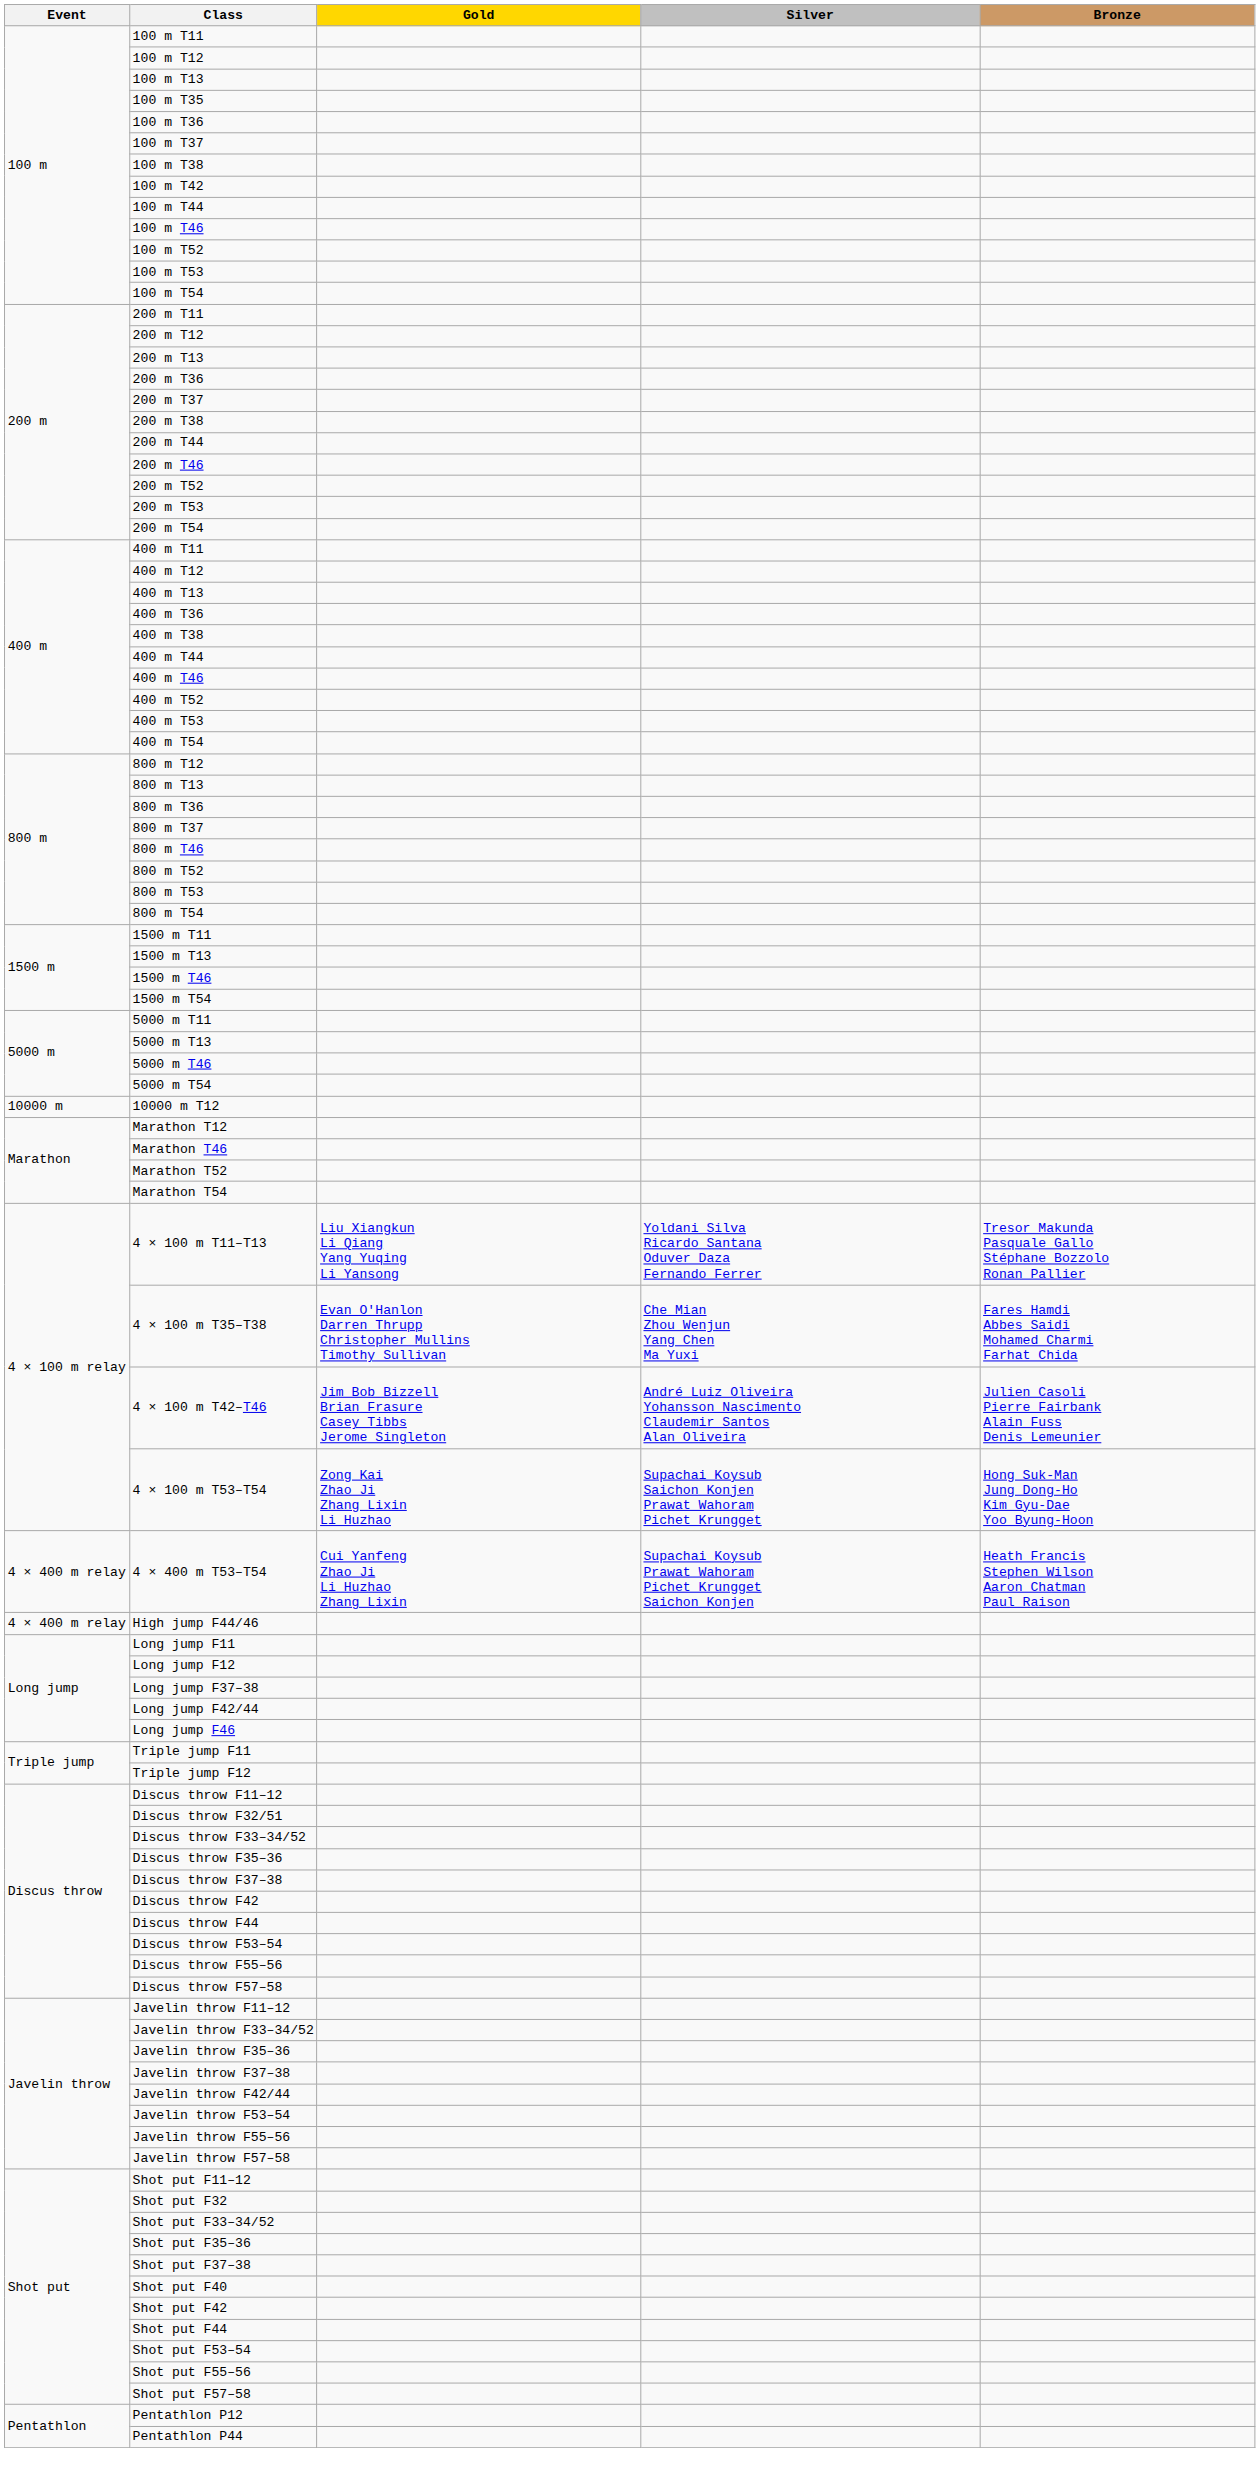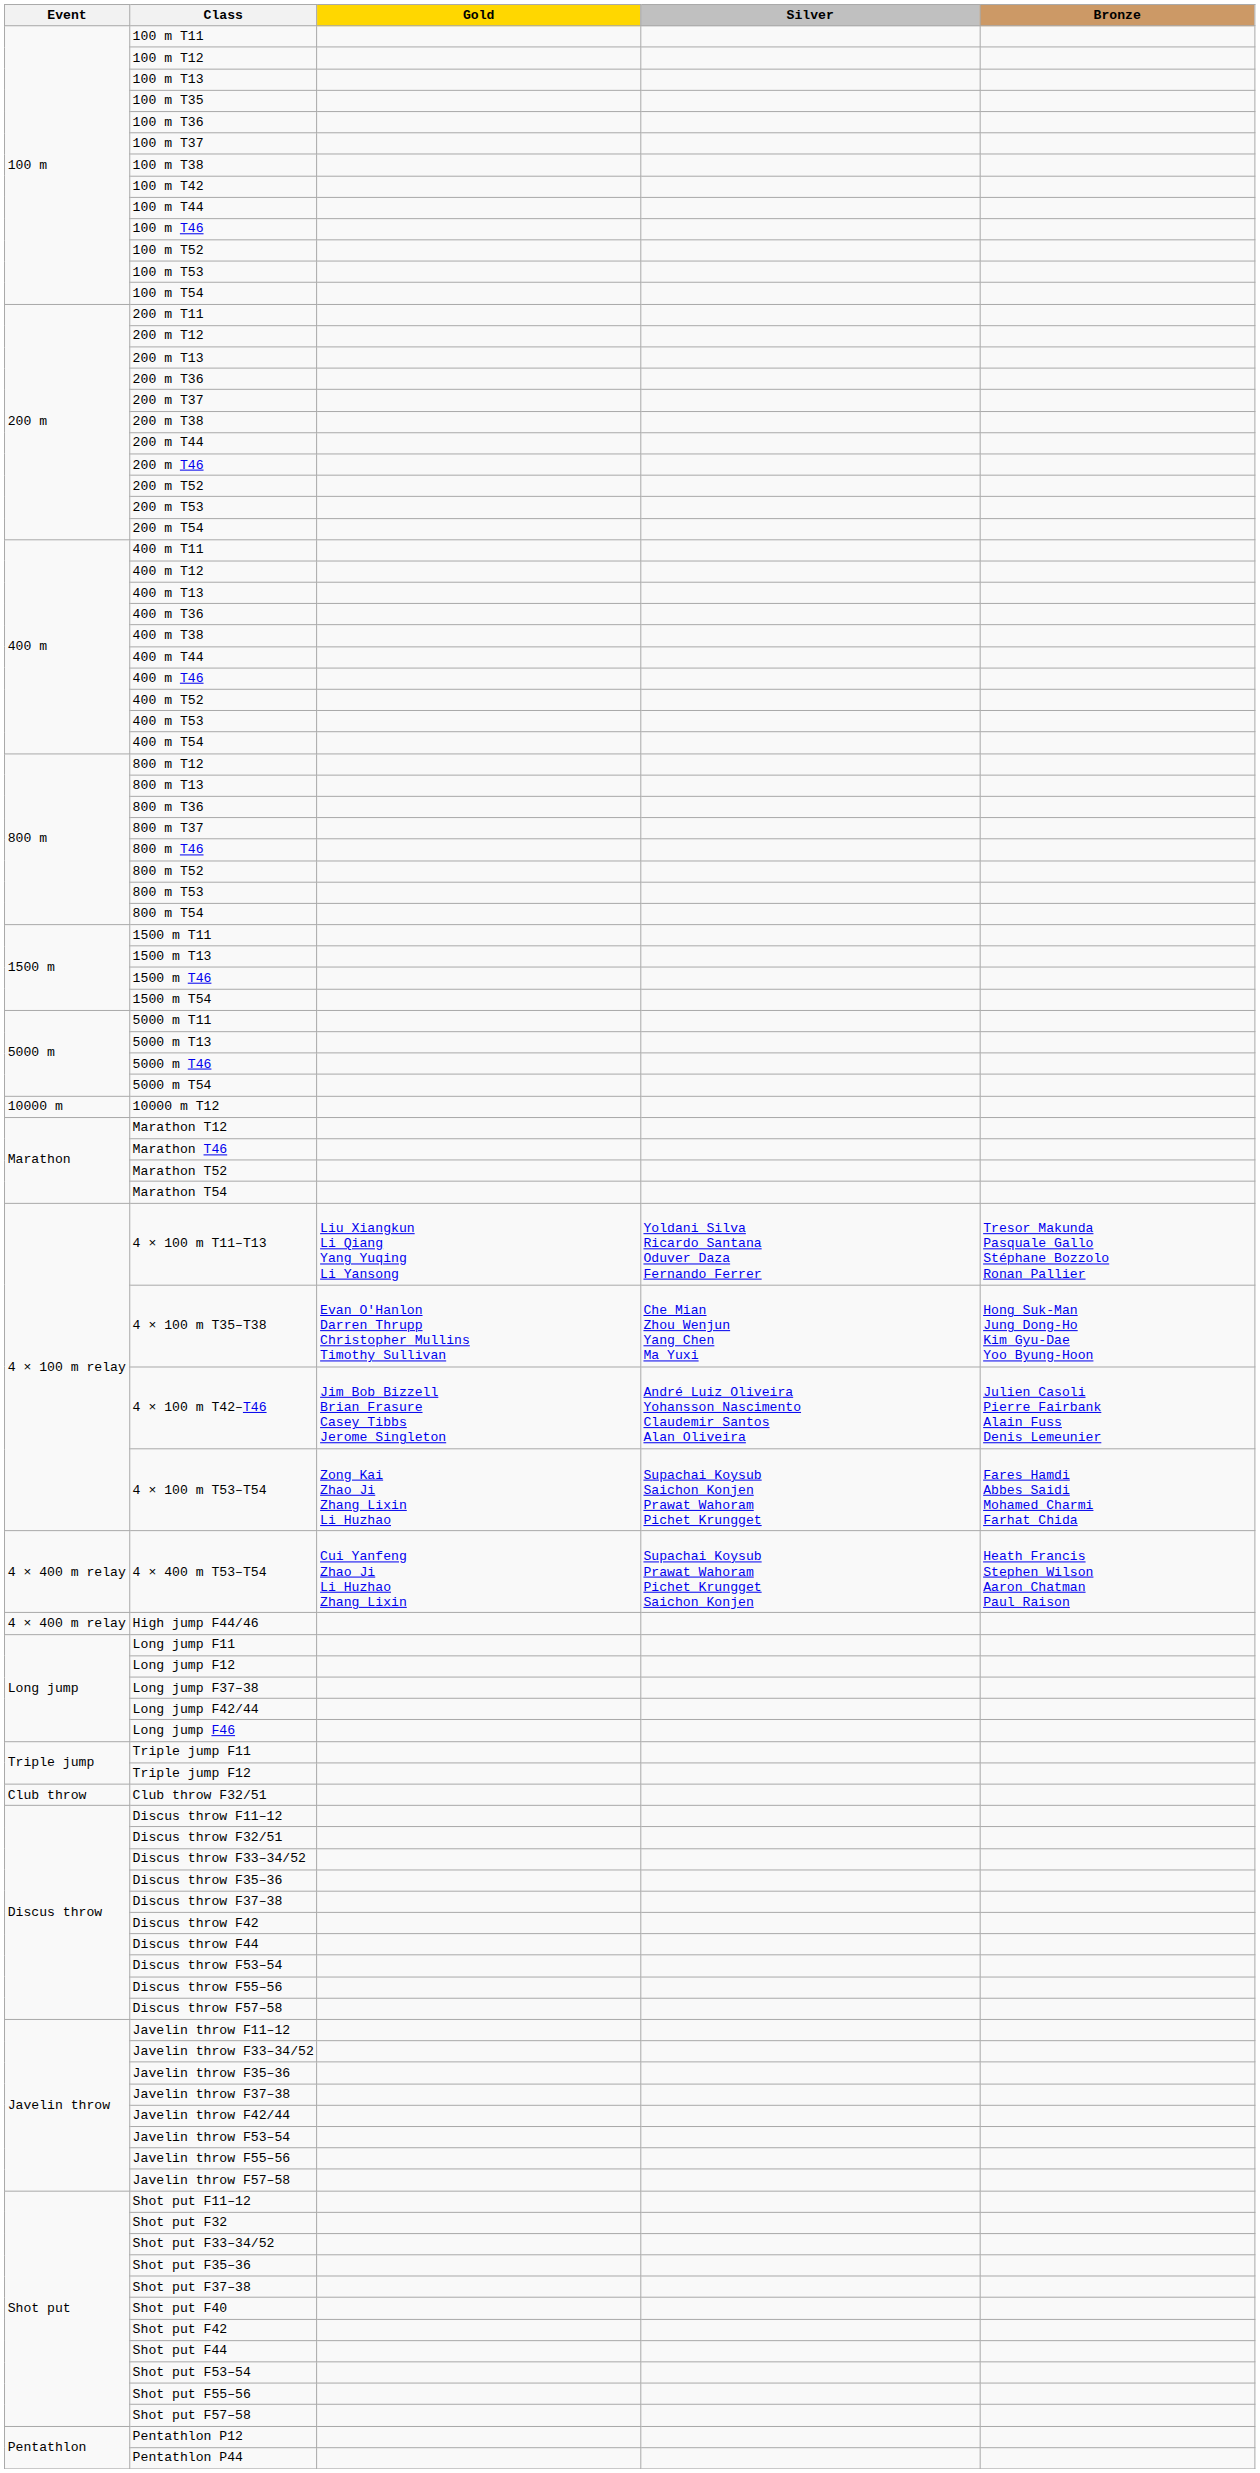(1038, 1333) Fares Hamdi Abbes Saidi Mohamed Charmi Farhat Chida -> (1038, 1333) Hong Suk-Man Jung Dong-Ho Kim Gyu-Dae Yoo Byung-Hoon
(1038, 1497) Hong Suk-Man Jung Dong-Ho Kim Gyu-Dae Yoo Byung-Hoon -> (1038, 1497) Fares Hamdi Abbes Saidi Mohamed Charmi Farhat Chida
+ row: (200, 1795)
